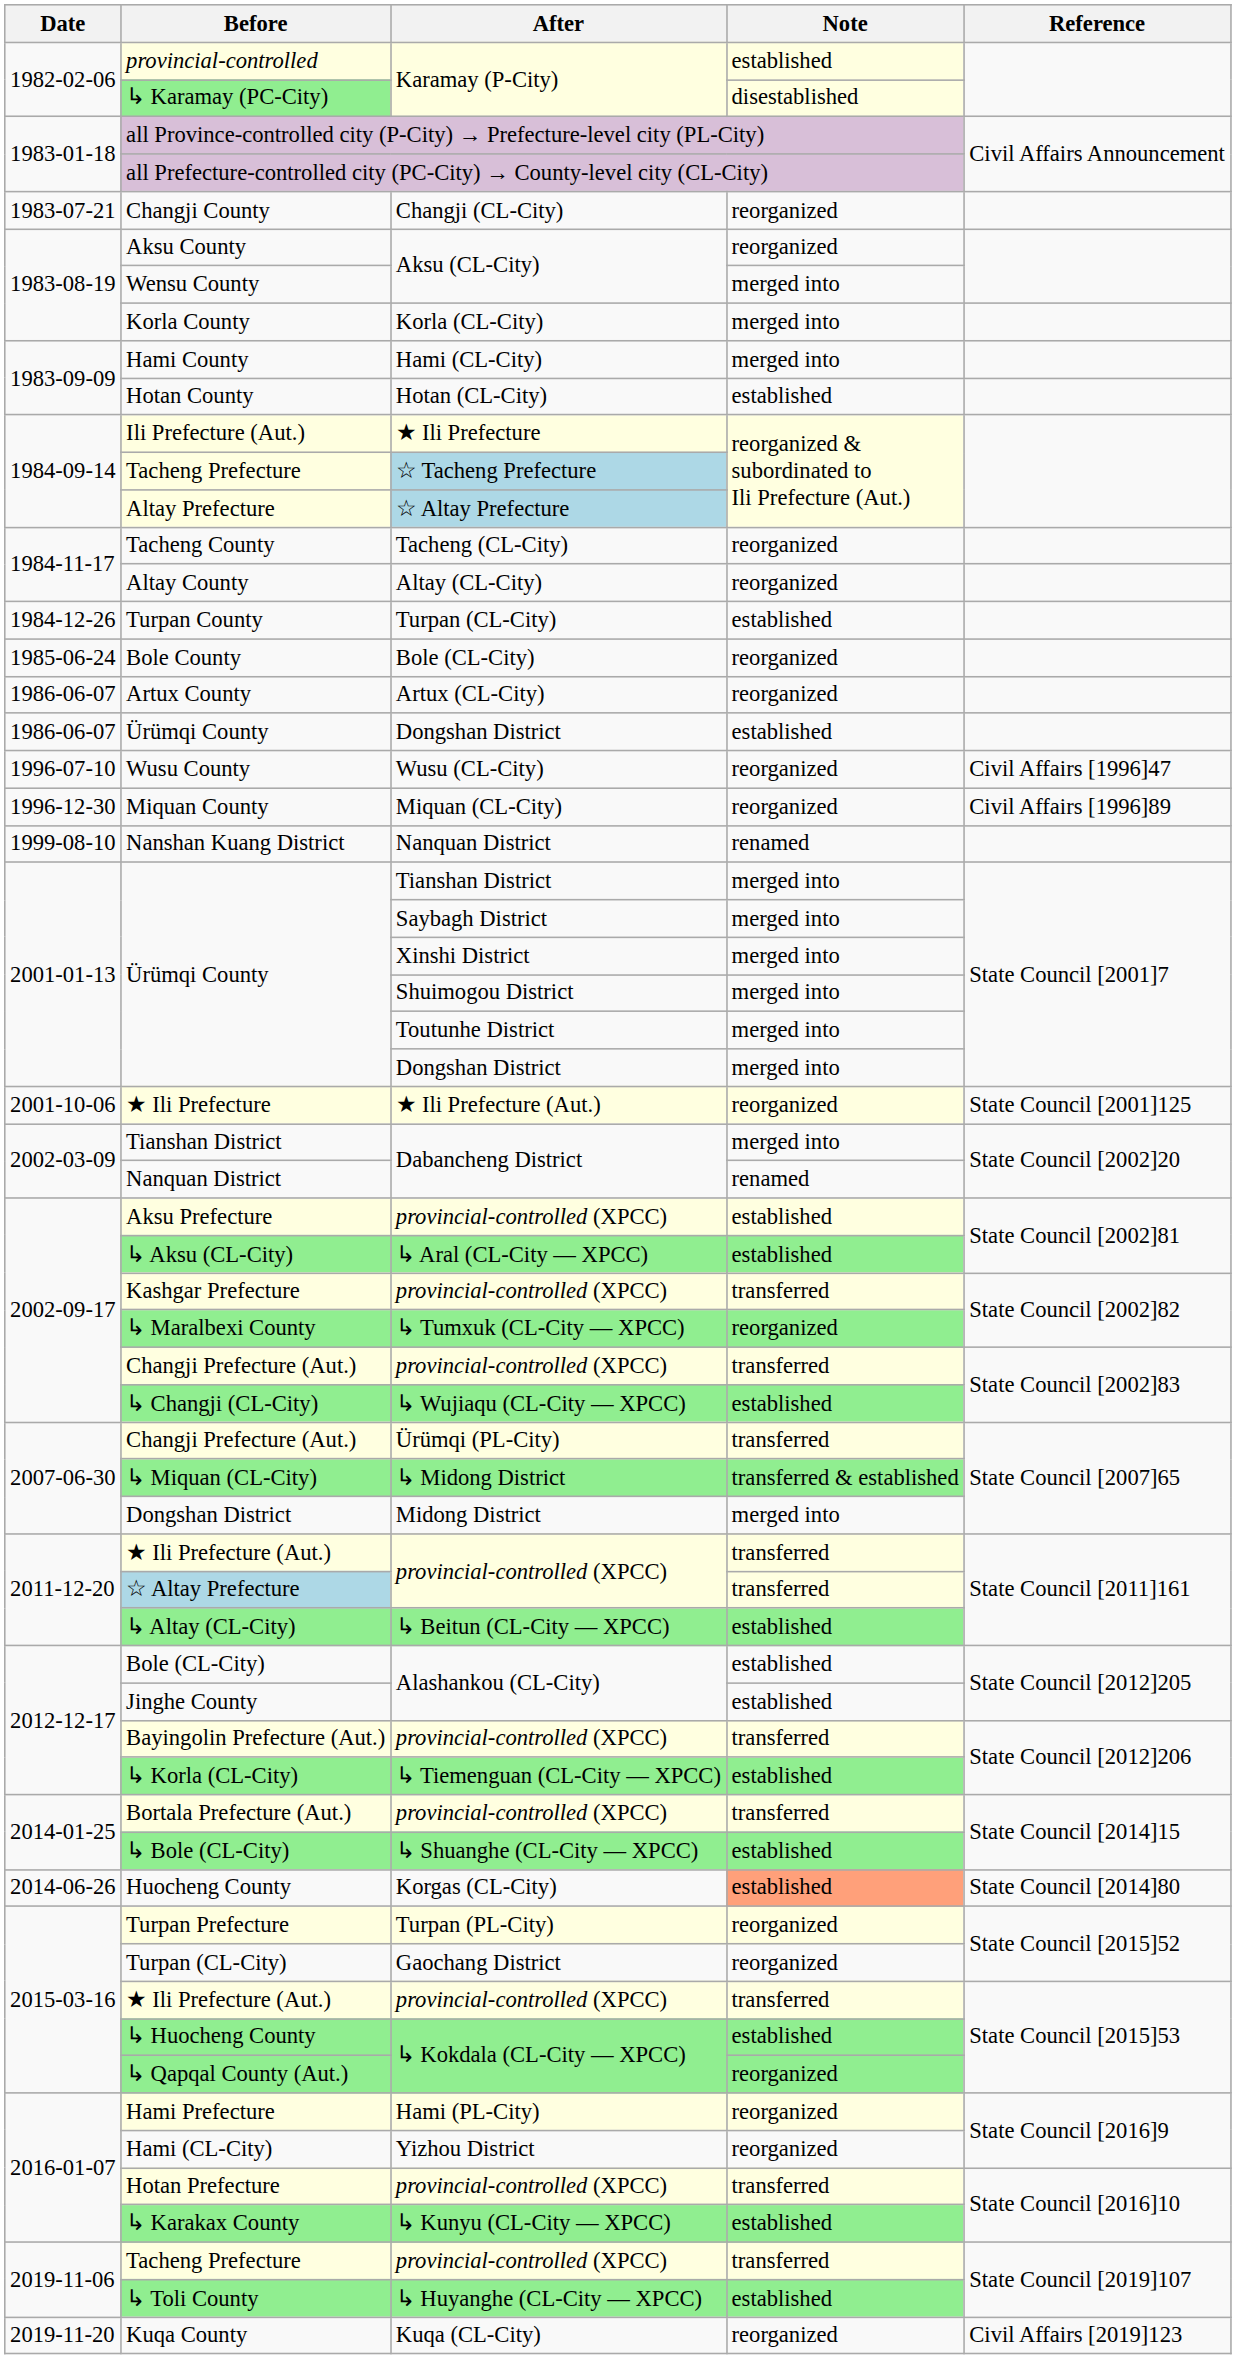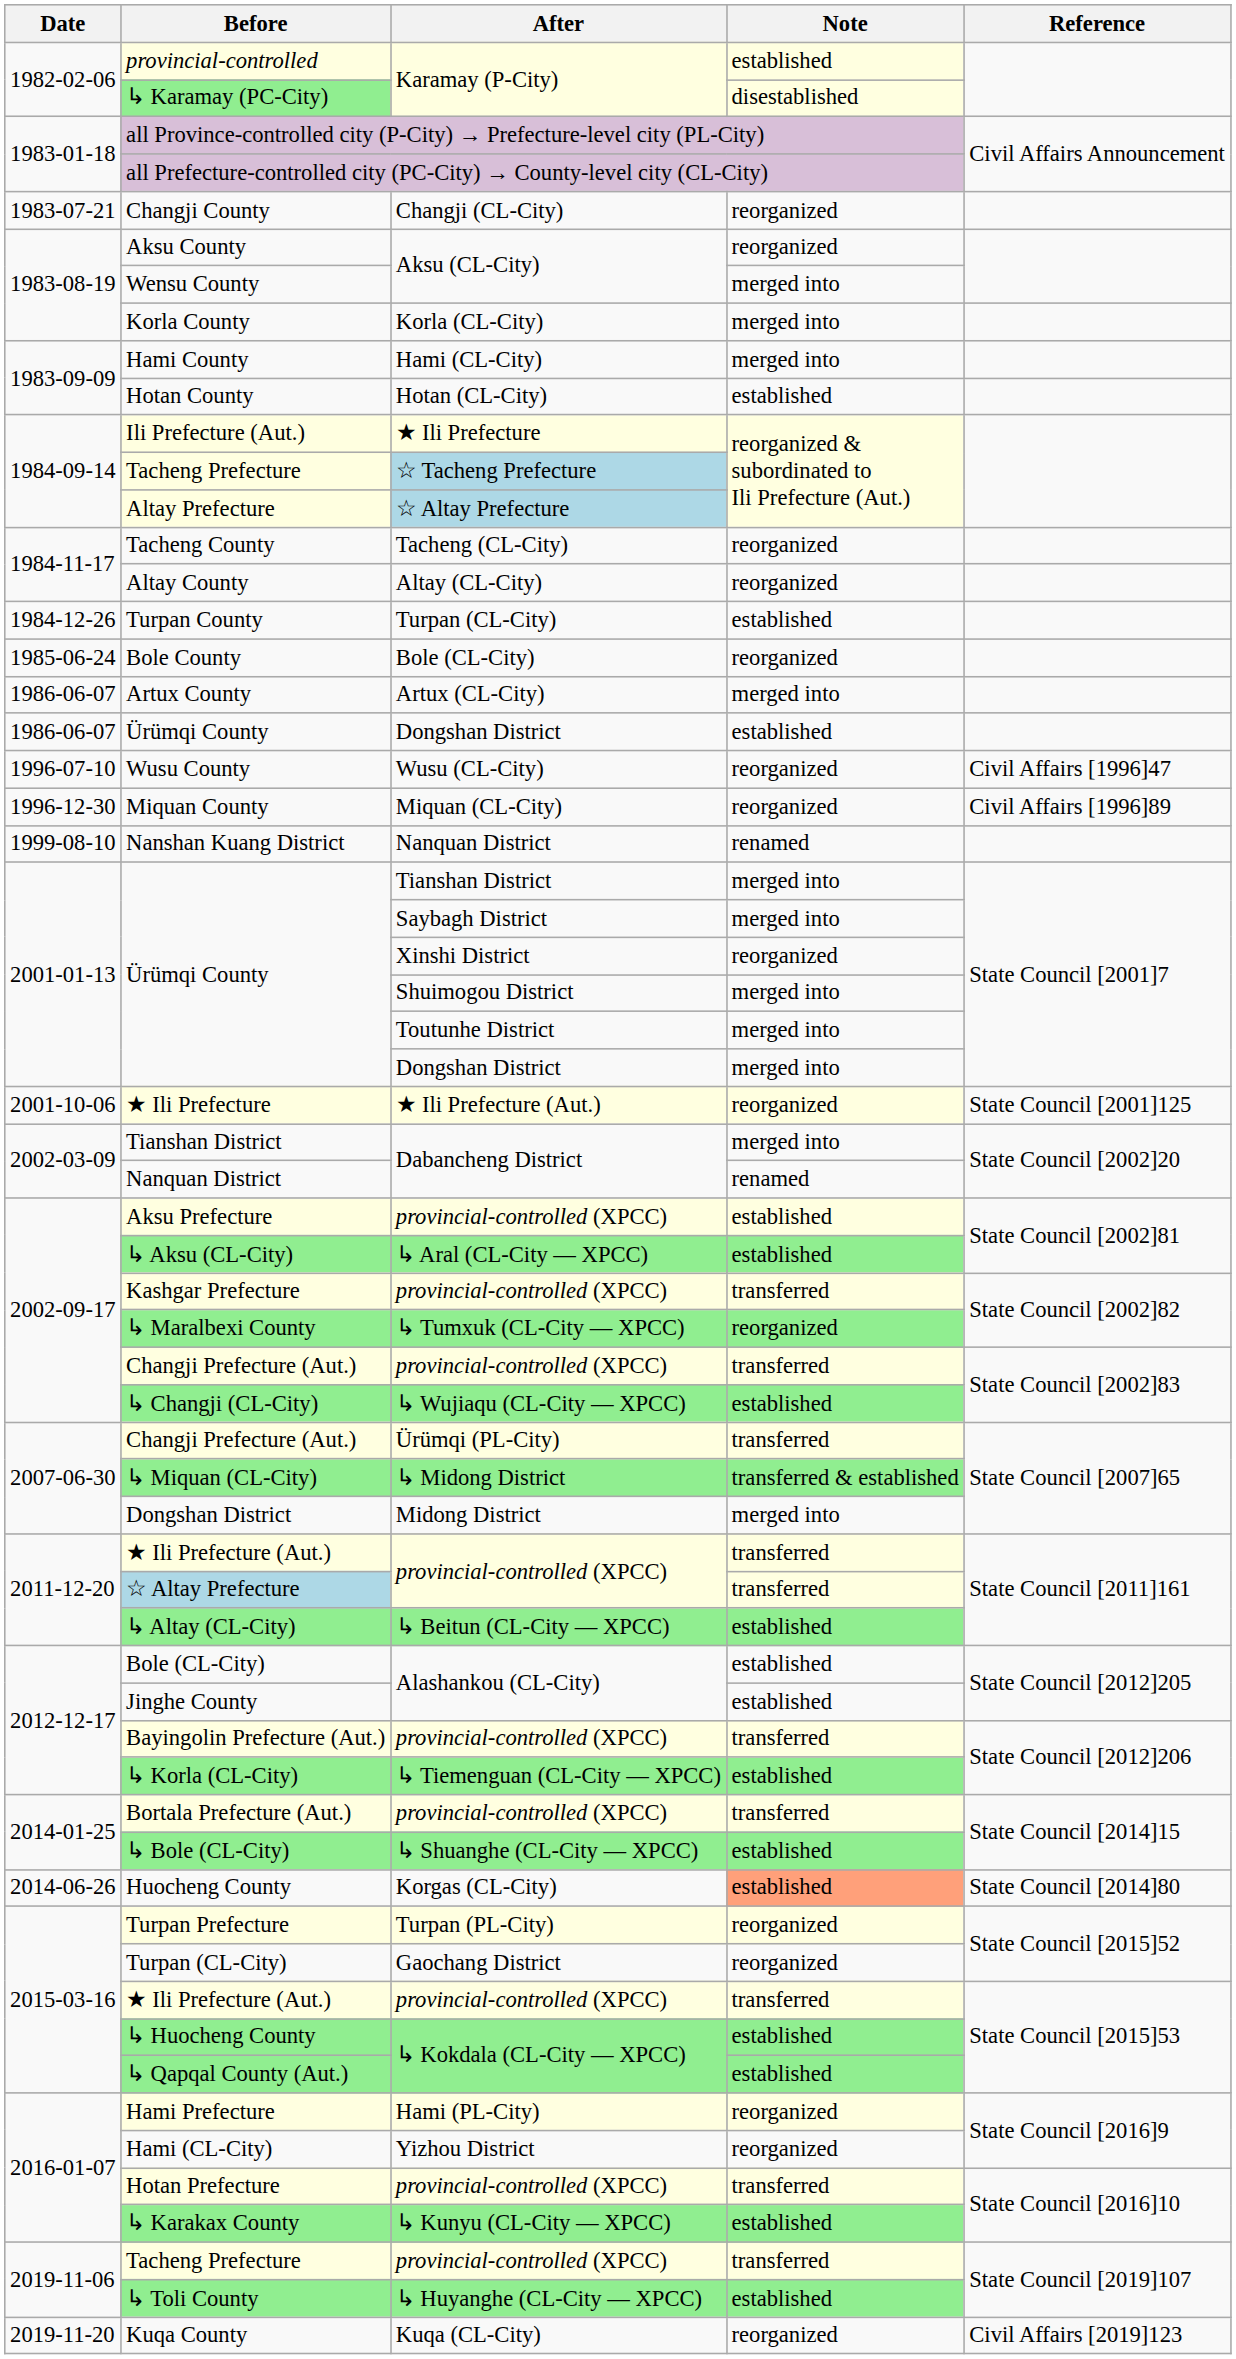(785, 694) reorganized -> (786, 694) merged into
(786, 955) merged into -> (785, 955) reorganized
(785, 2074) reorganized -> (782, 2074) established
